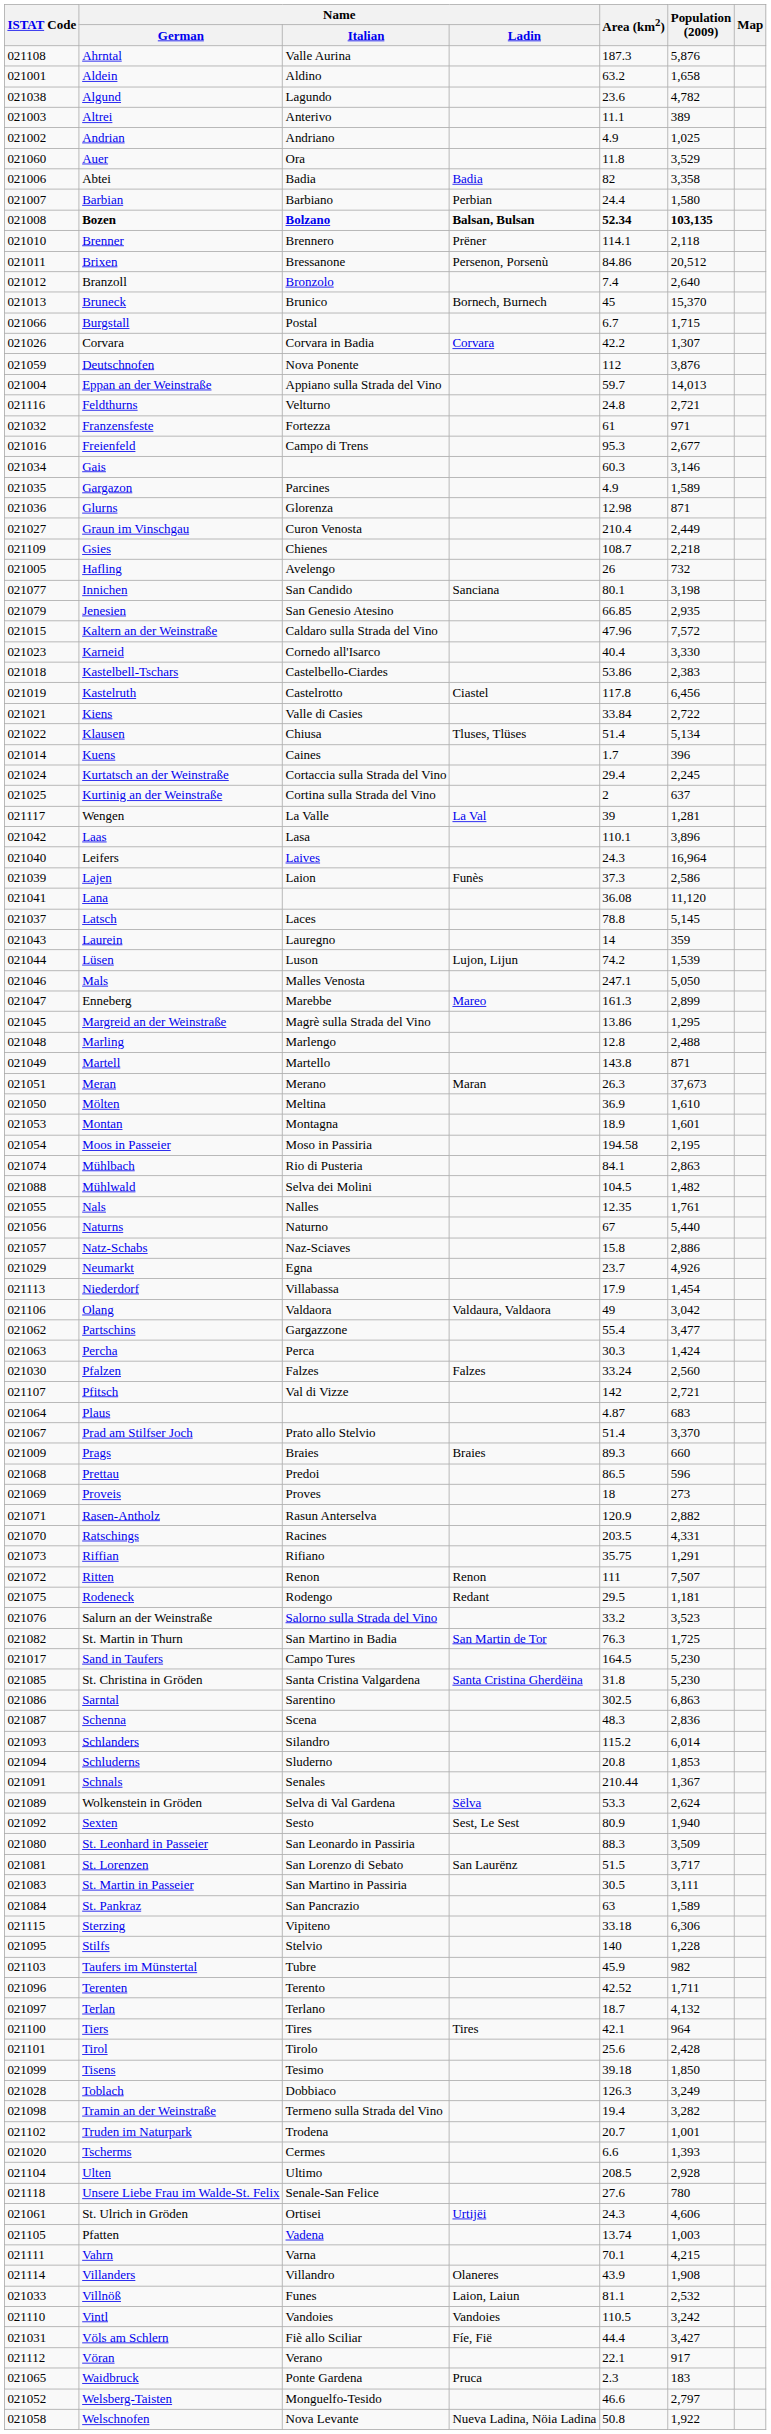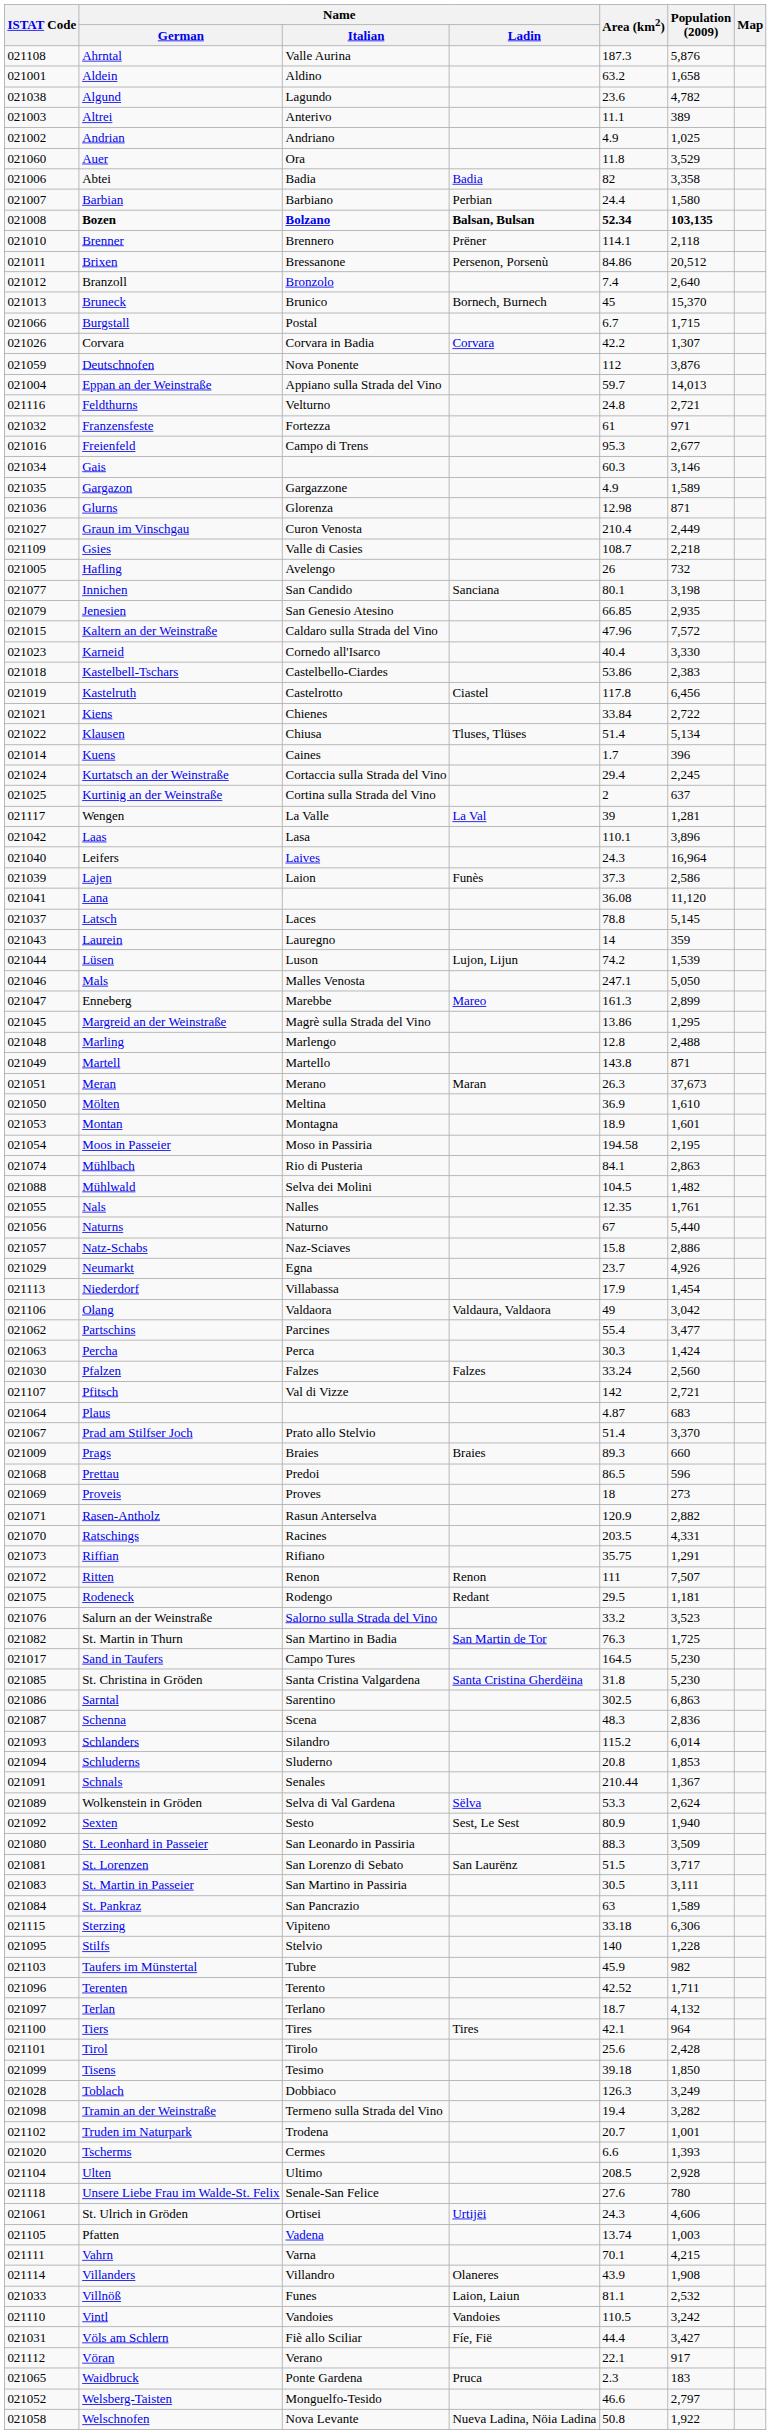(307, 487) Parcines -> (316, 487) Gargazzone
(306, 549) Chienes -> (324, 549) Valle di Casies
(324, 713) Valle di Casies -> (306, 713) Chienes
(316, 1330) Gargazzone -> (307, 1330) Parcines
